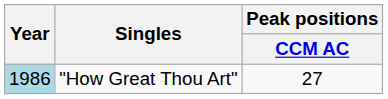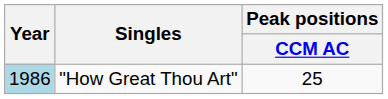(312, 78) 27 -> (312, 78) 25
